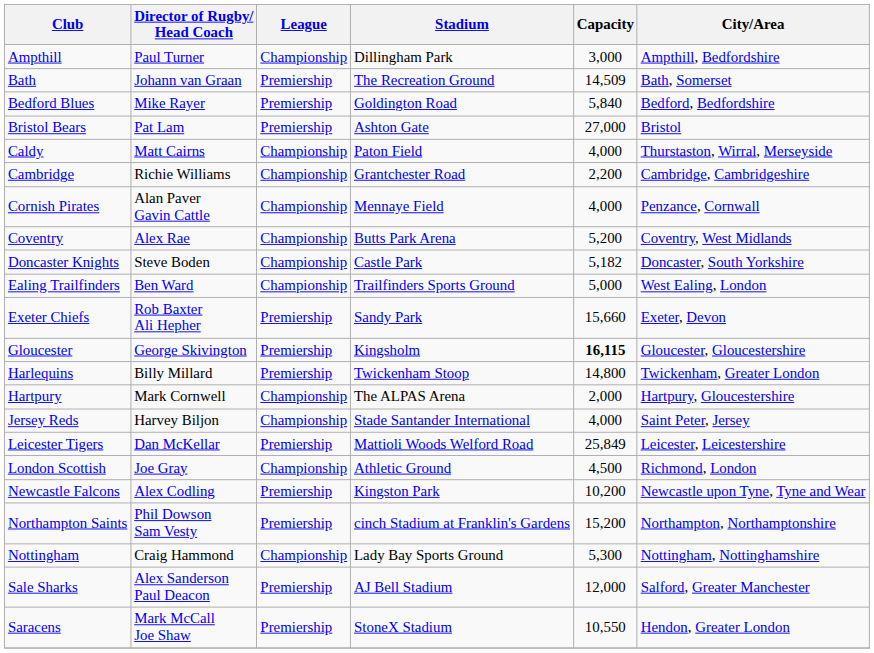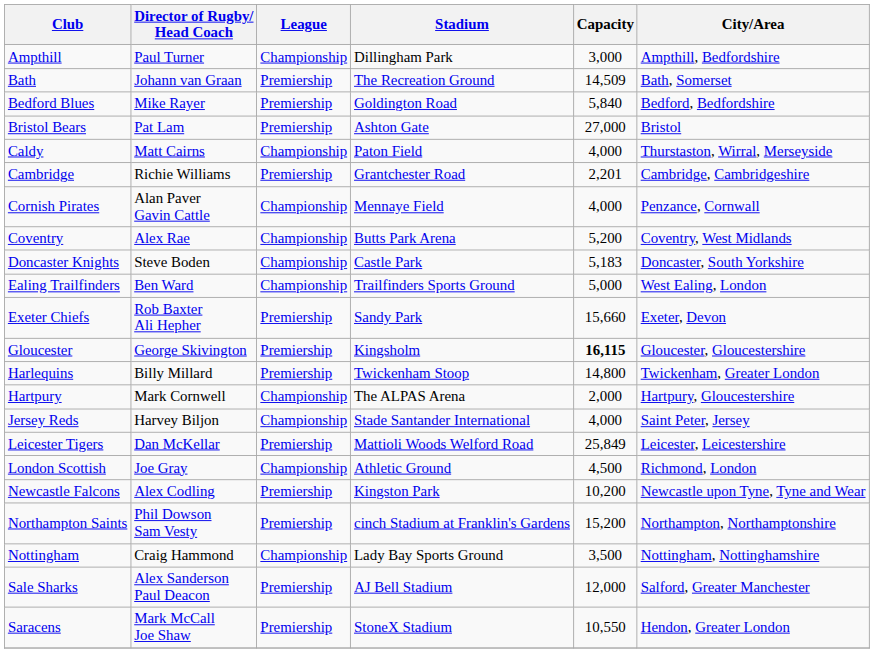(304, 174) Championship -> (296, 174) Premiership
(605, 174) 2,200 -> (605, 174) 2,201
(605, 262) 5,182 -> (605, 262) 5,183
(605, 555) 5,300 -> (605, 555) 3,500
